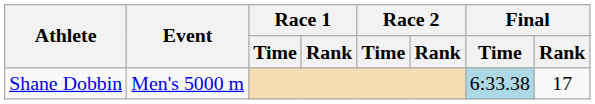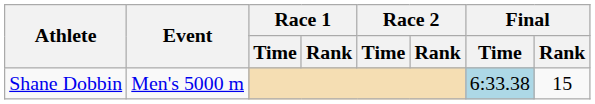(562, 83) 17 -> (562, 83) 15
